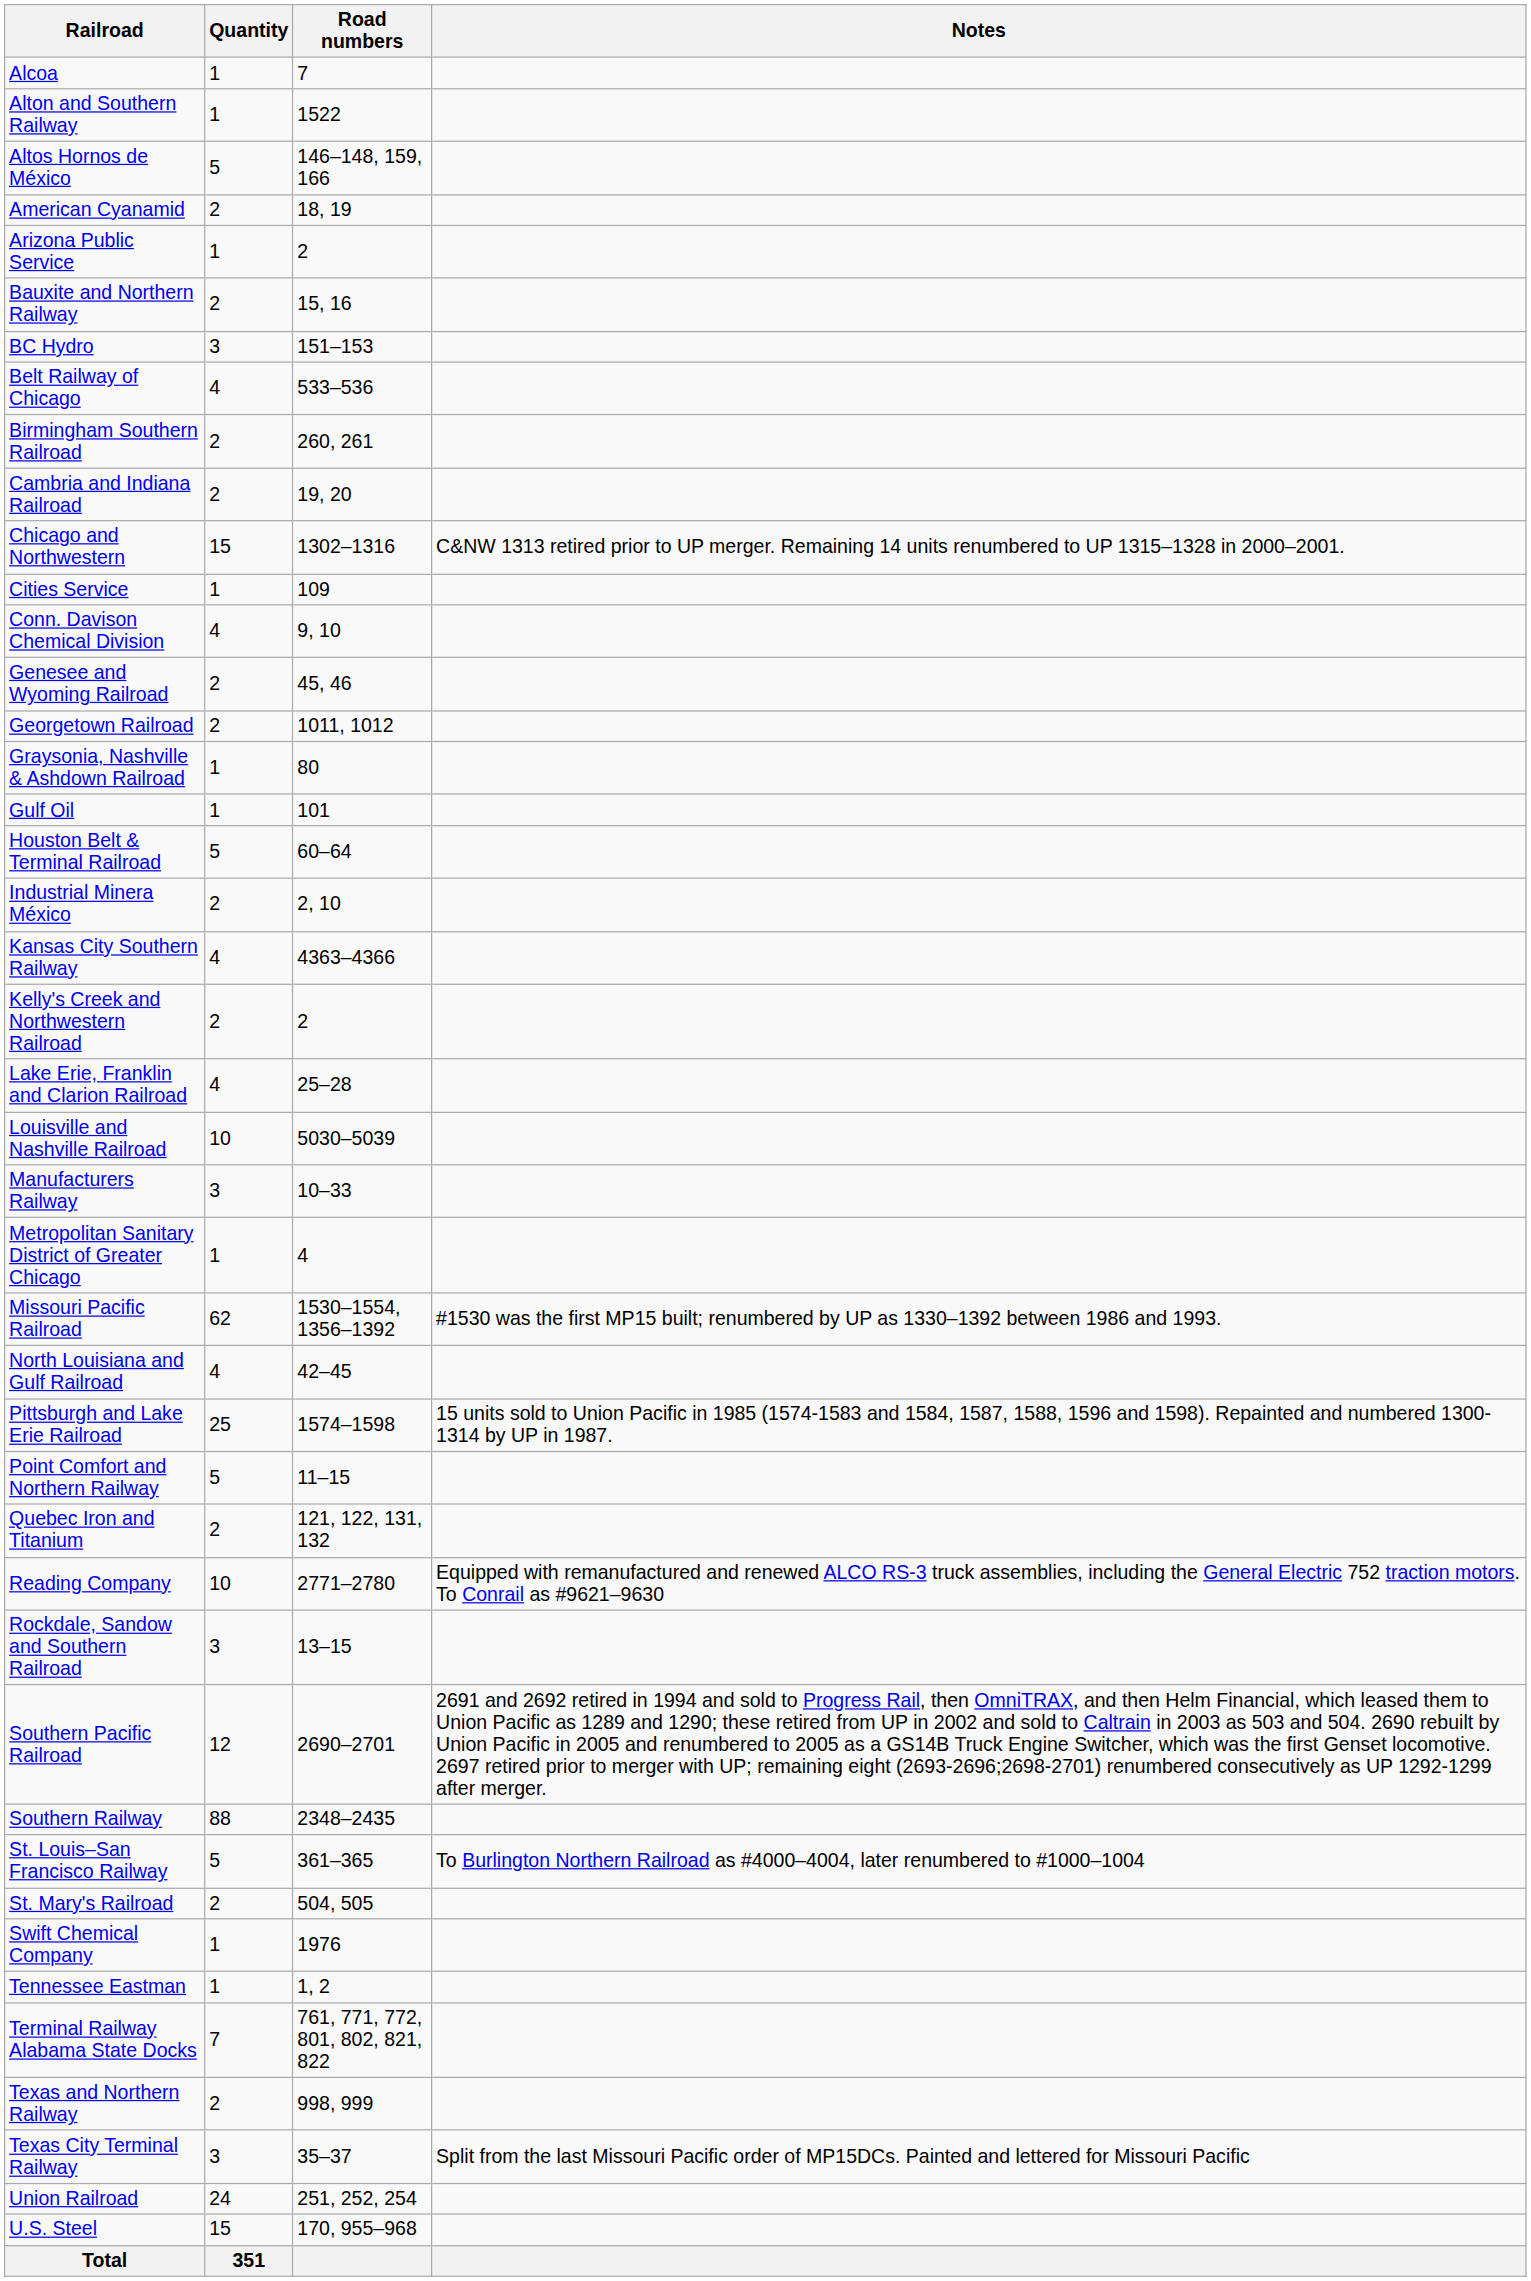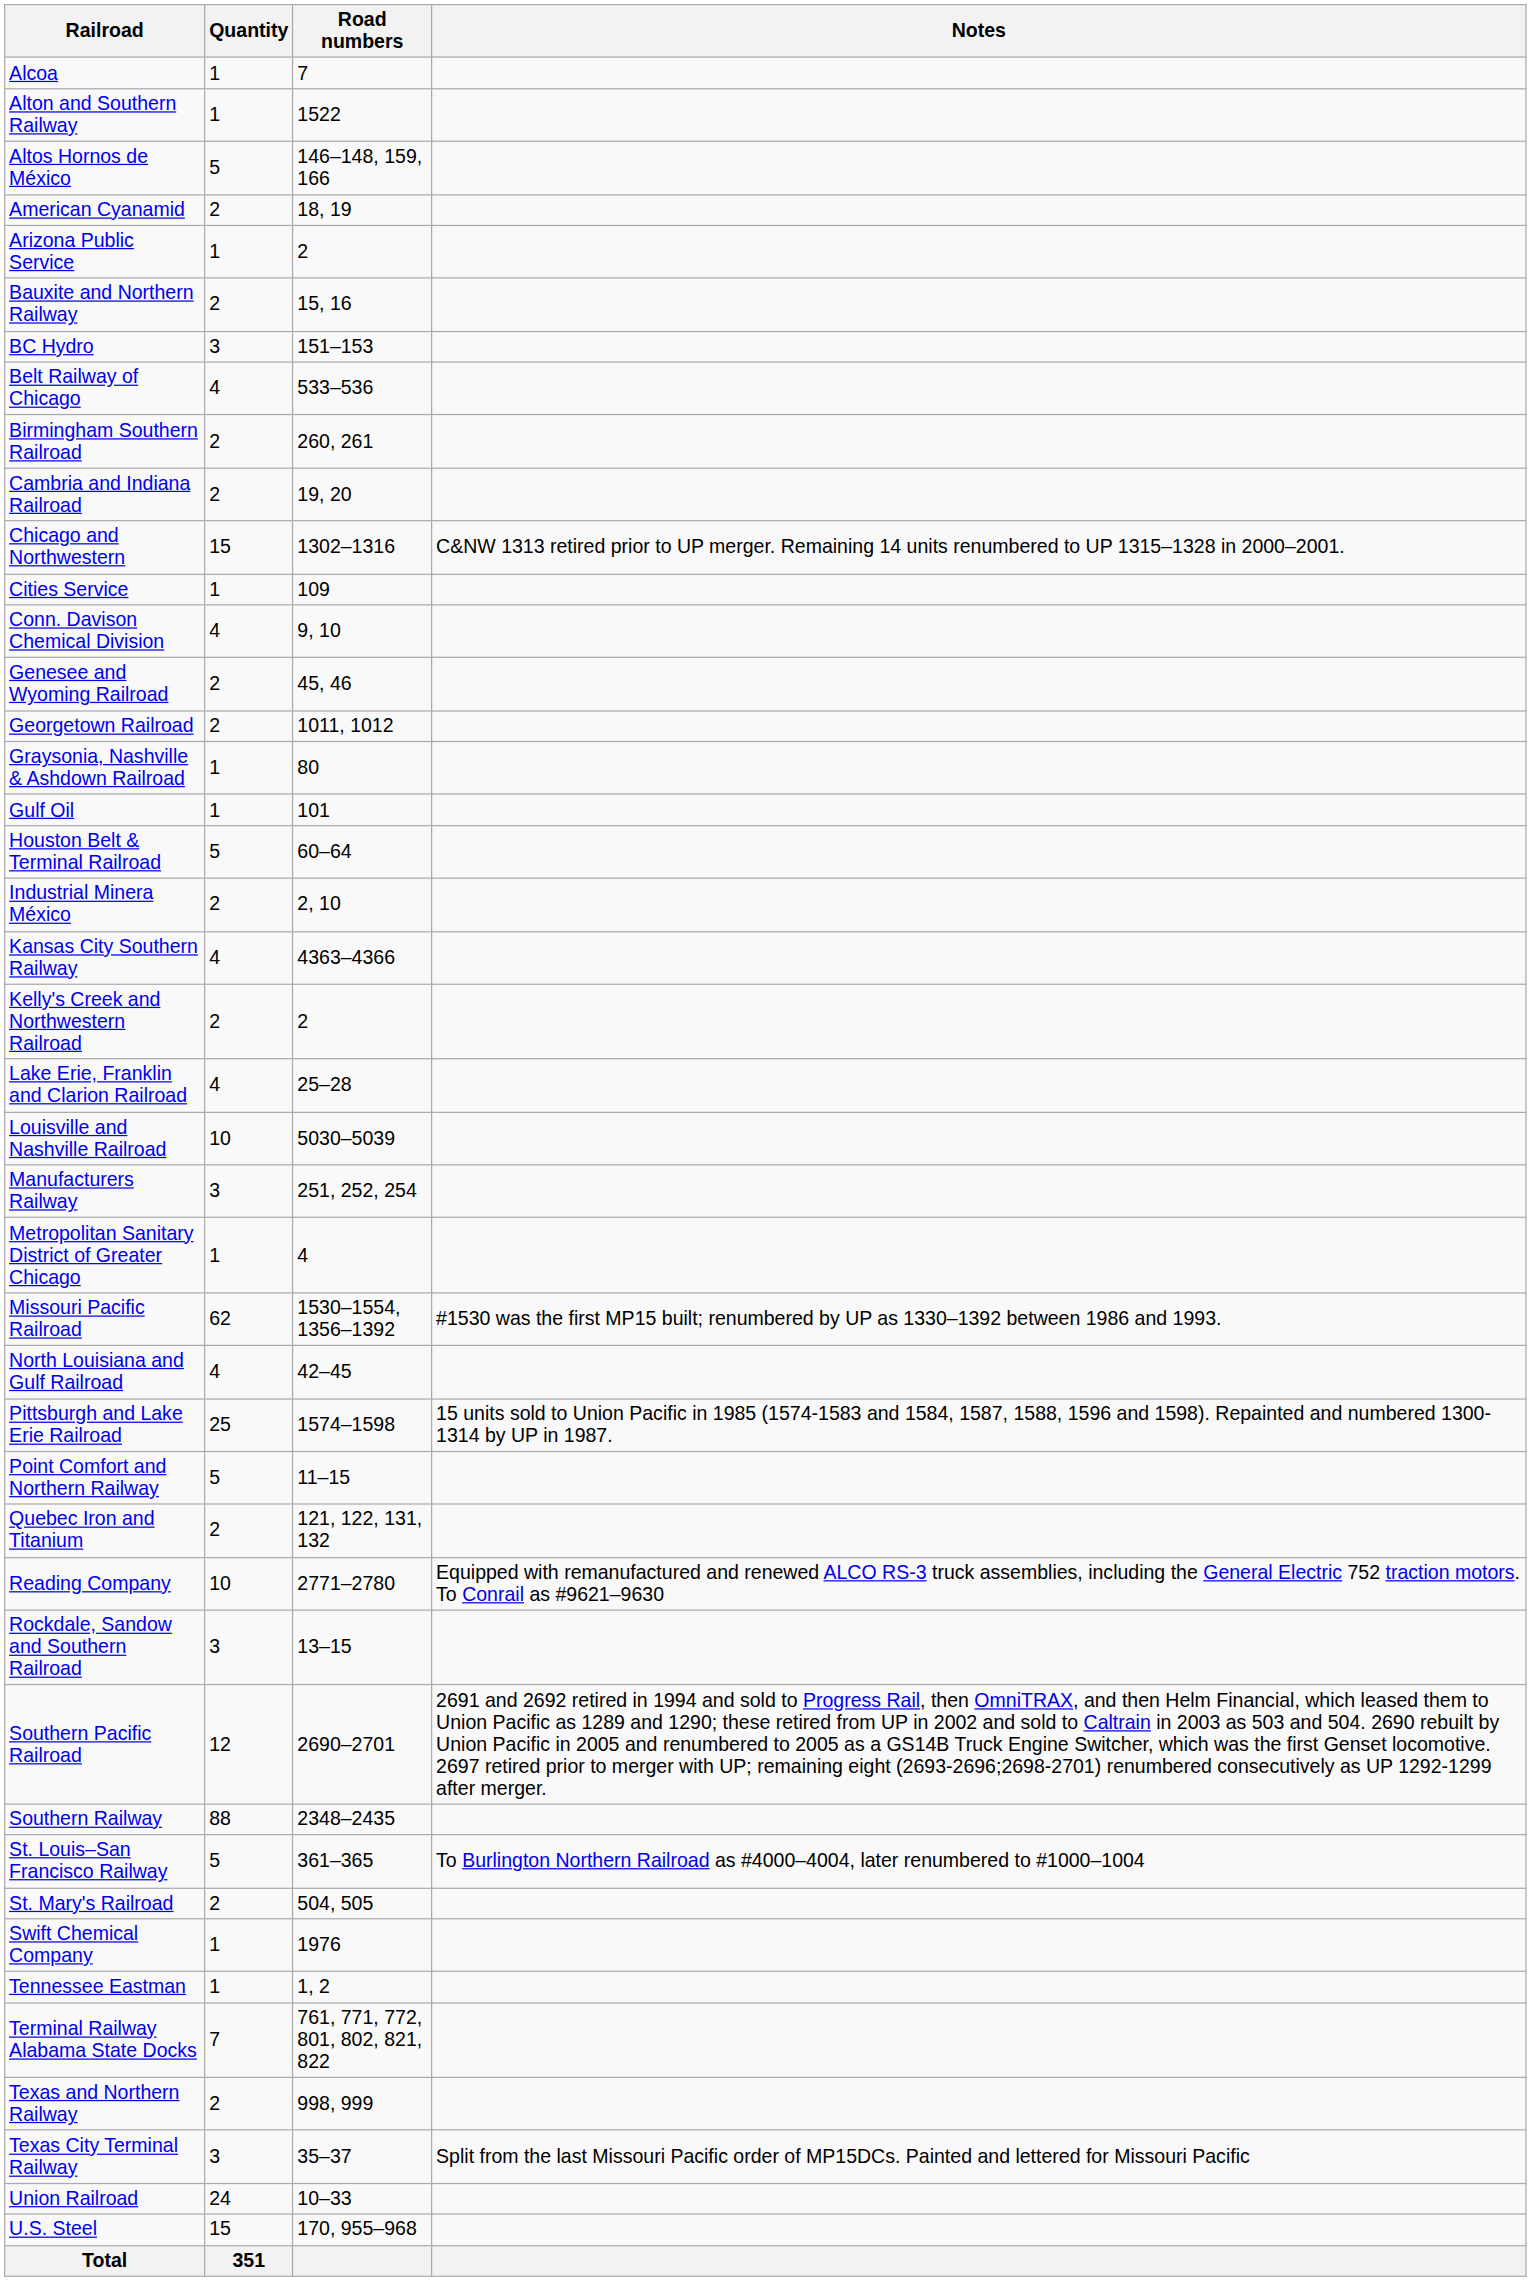(324, 1191) 10–33 -> (357, 1191) 251, 252, 254
(357, 2198) 251, 252, 254 -> (324, 2198) 10–33
